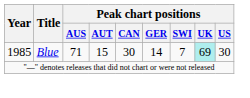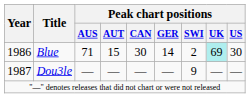(19, 52) 1985 -> (19, 52) 1986
(182, 52) 7 -> (194, 52) 2
+ row: (54, 71)
